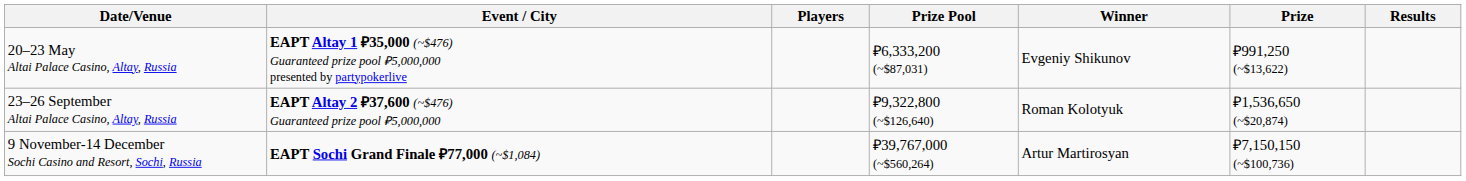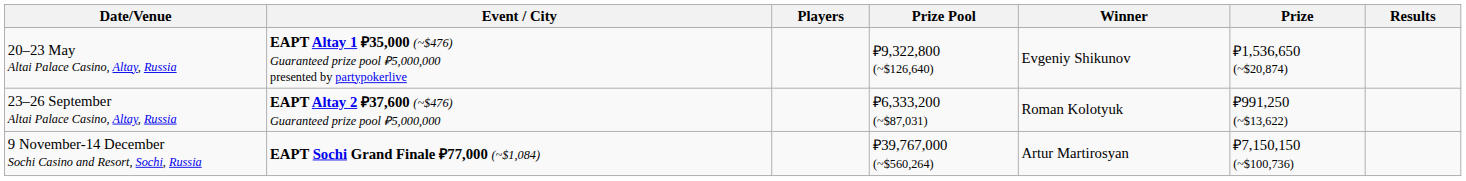(907, 59) ₽6,333,200 (~$87,031) -> (907, 59) ₽9,322,800 (~$126,640)
(1261, 59) ₽991,250 (~$13,622) -> (1267, 59) ₽1,536,650 (~$20,874)
(907, 111) ₽9,322,800 (~$126,640) -> (907, 111) ₽6,333,200 (~$87,031)
(1267, 111) ₽1,536,650 (~$20,874) -> (1261, 111) ₽991,250 (~$13,622)
